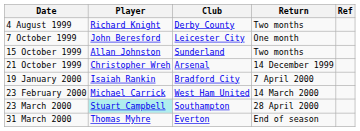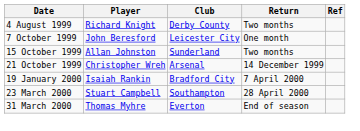- row: (46, 92)
(128, 106) paleturquoise background -> (123, 92) no background
